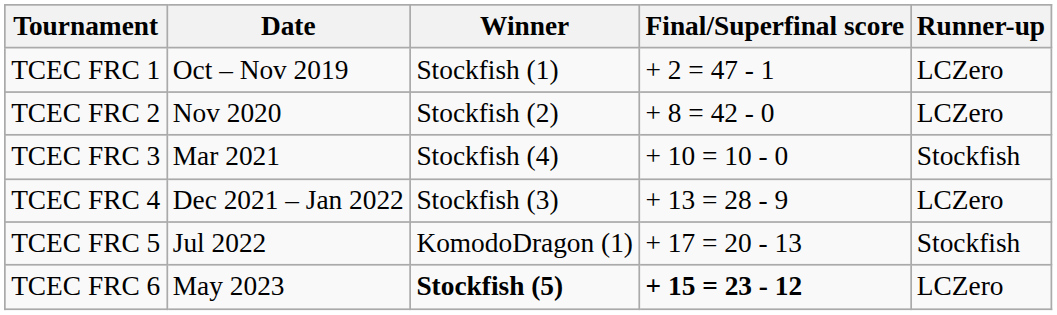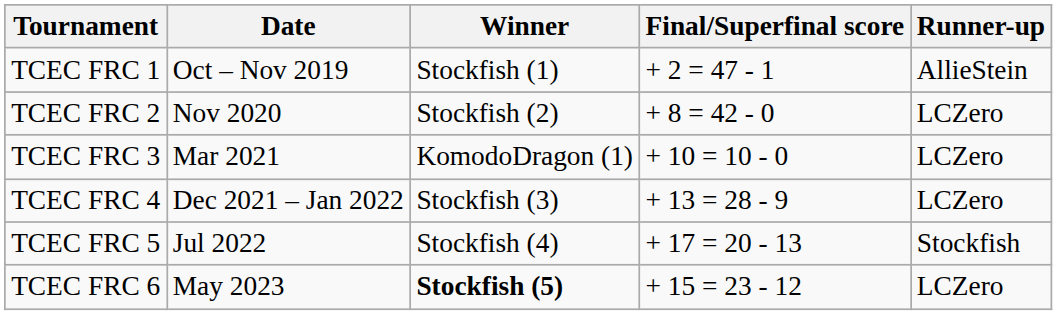(960, 69) LCZero -> (972, 69) AllieStein
(487, 156) Stockfish (4) -> (525, 156) KomodoDragon (1)
(969, 156) Stockfish -> (960, 156) LCZero
(525, 243) KomodoDragon (1) -> (487, 243) Stockfish (4)
(724, 286) bold -> (724, 286) normal
